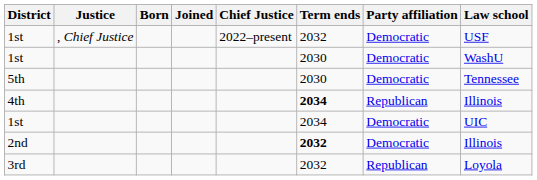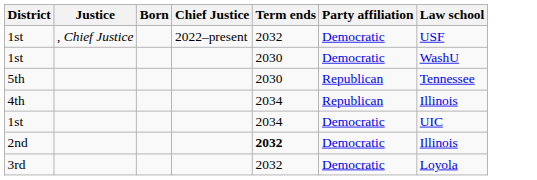- column: (194, 15)
(398, 79) Democratic -> (353, 79) Republican
(313, 100) bold -> (269, 100) normal
(397, 164) Republican -> (353, 164) Democratic
